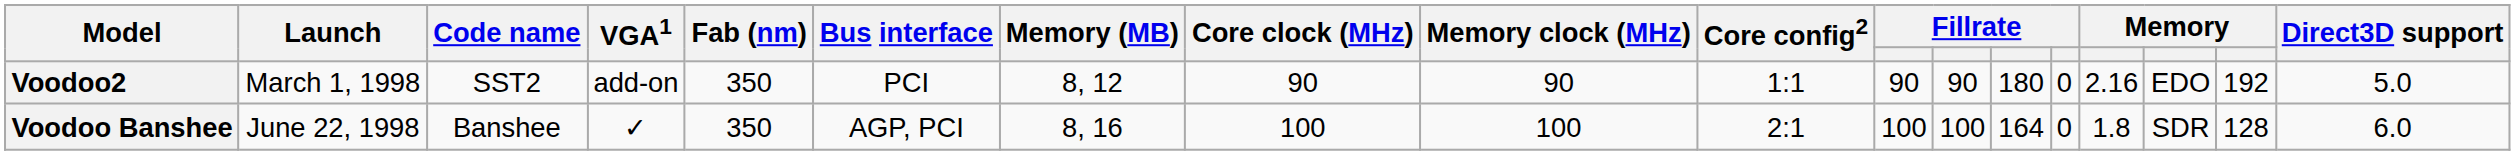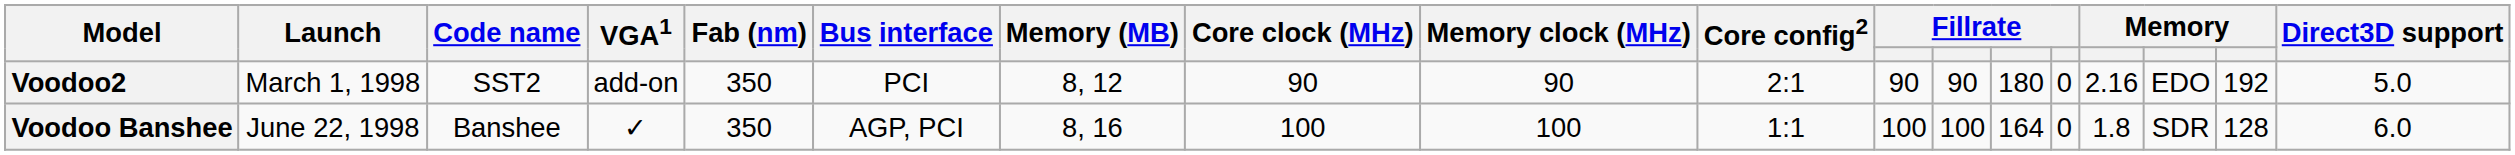(1786, 82) 1:1 -> (1786, 82) 2:1
(1786, 126) 2:1 -> (1786, 126) 1:1
